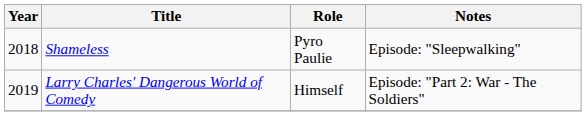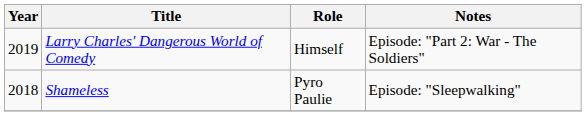rows swapped: (77, 49) <-> (154, 90)
